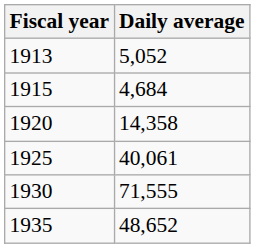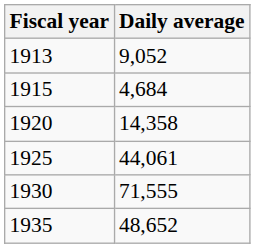(143, 55) 5,052 -> (143, 55) 9,052
(148, 157) 40,061 -> (148, 157) 44,061
